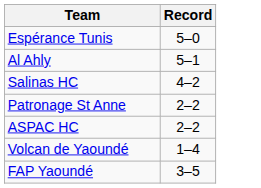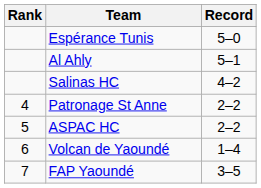+ column: (25, 15)
